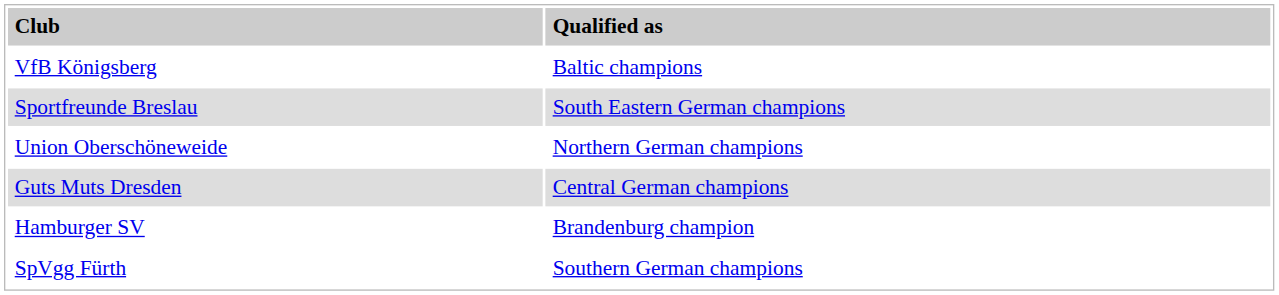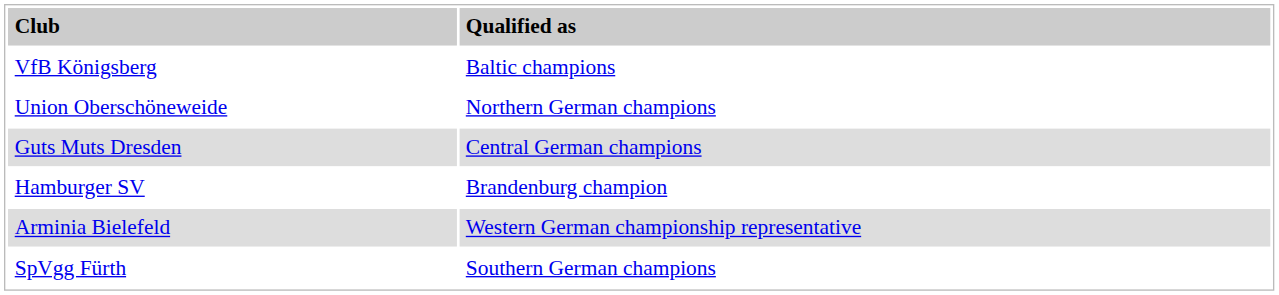- row: (106, 107)
+ row: (92, 227)
